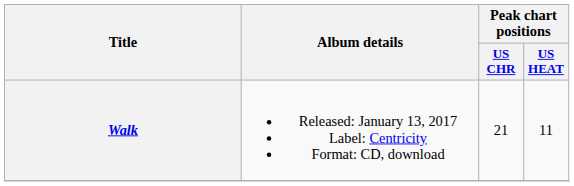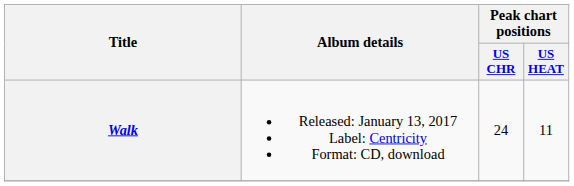(501, 130) 21 -> (501, 130) 24
